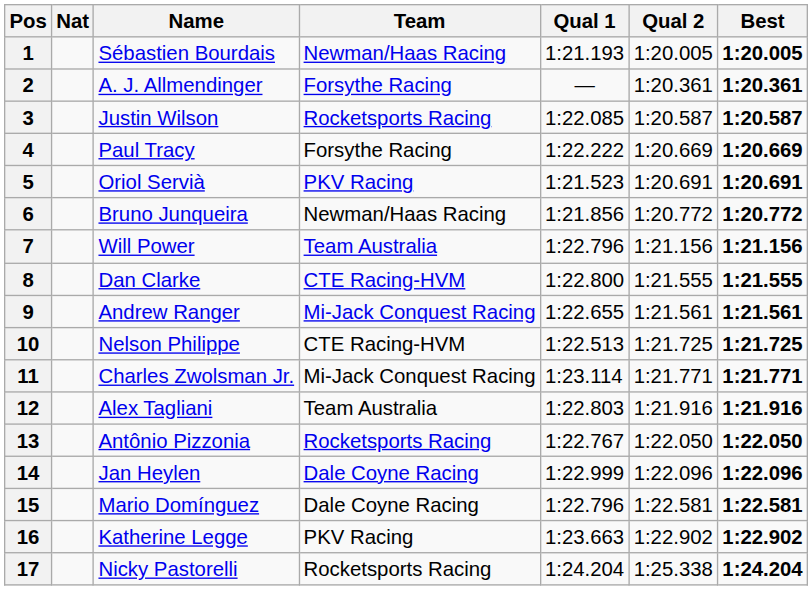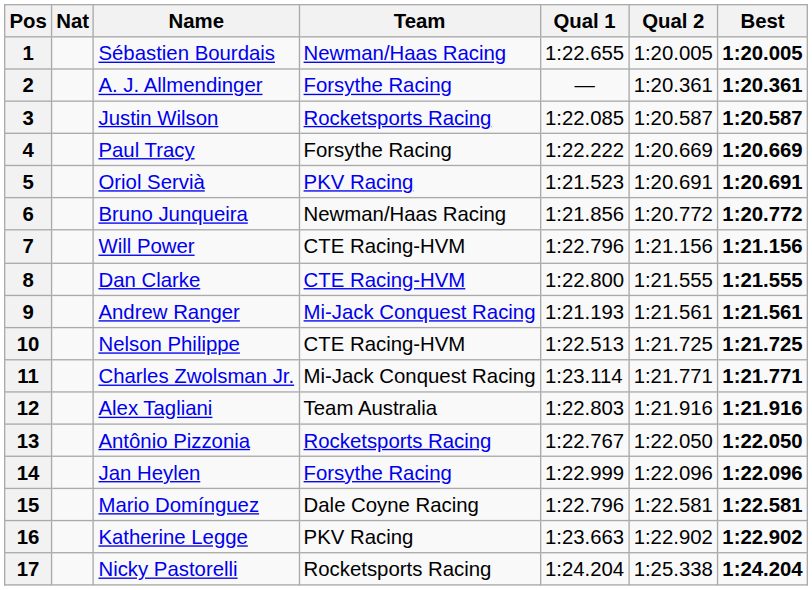(585, 53) 1:21.193 -> (585, 53) 1:22.655
(370, 247) Team Australia -> (384, 247) CTE Racing-HVM
(585, 311) 1:22.655 -> (585, 311) 1:21.193
(391, 472) Dale Coyne Racing -> (378, 472) Forsythe Racing
